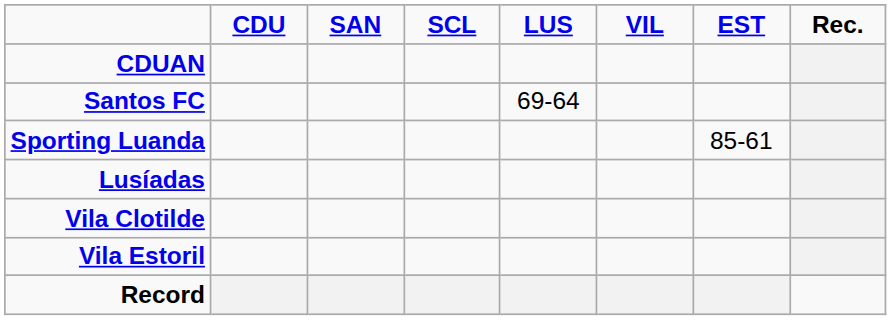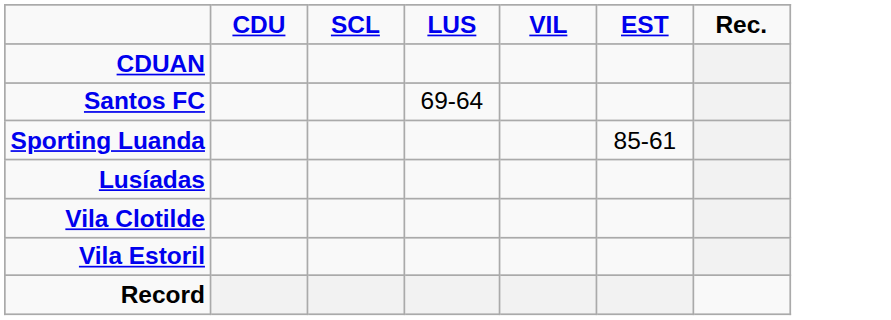- column: (355, 25)
